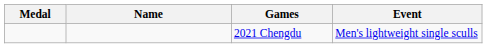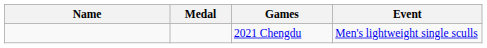columns swapped: (35, 14) <-> (148, 14)
